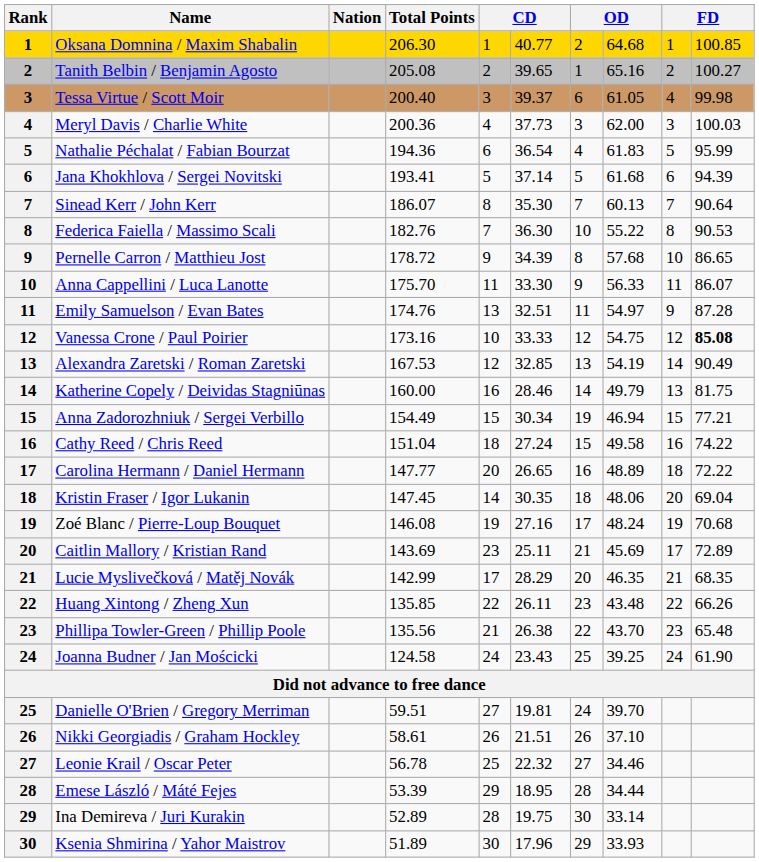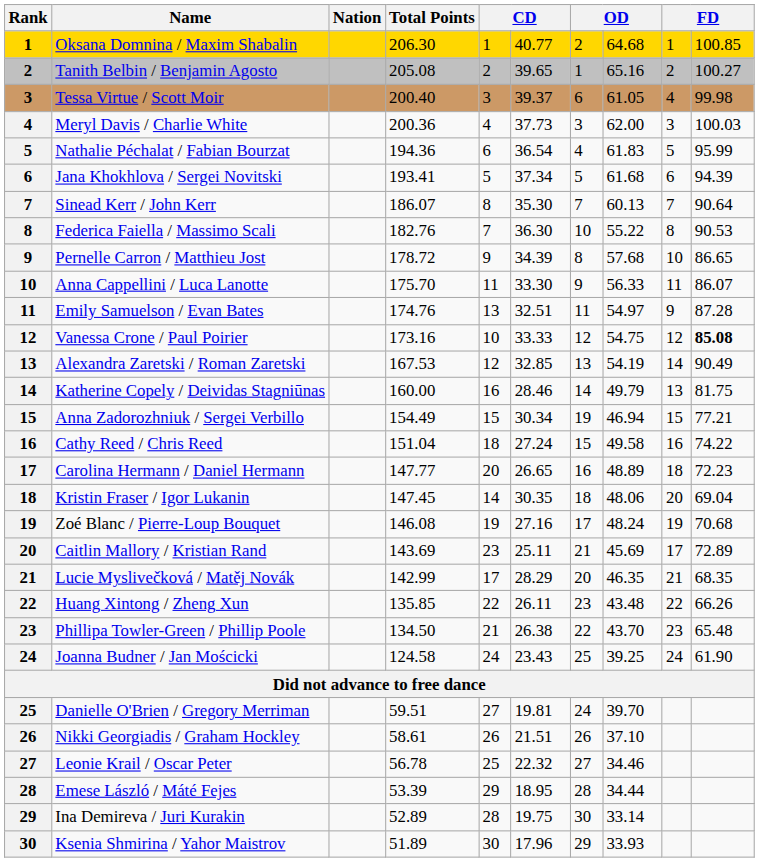(534, 177) 37.14 -> (534, 177) 37.34
(714, 470) 72.22 -> (714, 470) 72.23
(412, 630) 135.56 -> (412, 630) 134.50
